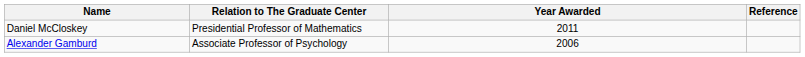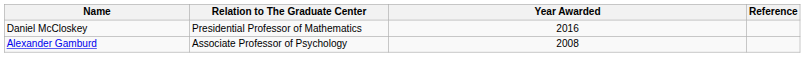(568, 28) 2011 -> (568, 28) 2016
(568, 44) 2006 -> (568, 44) 2008
